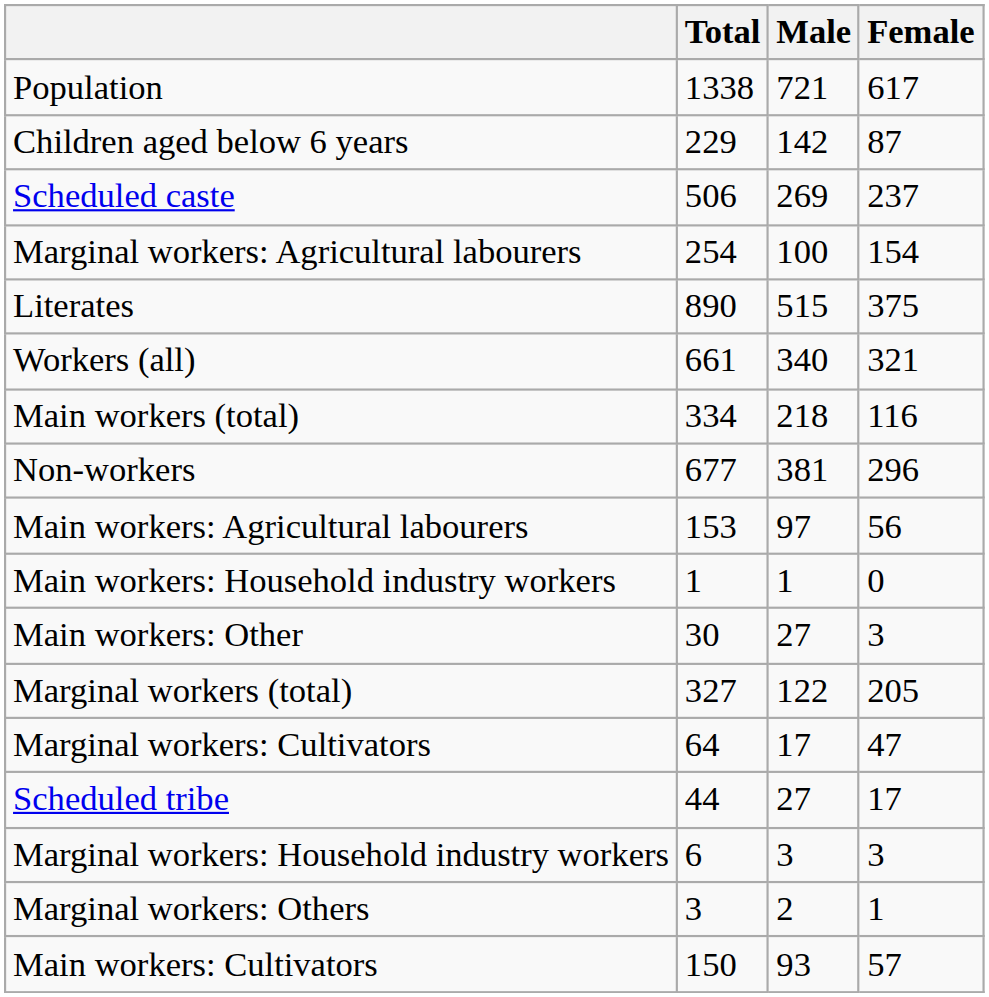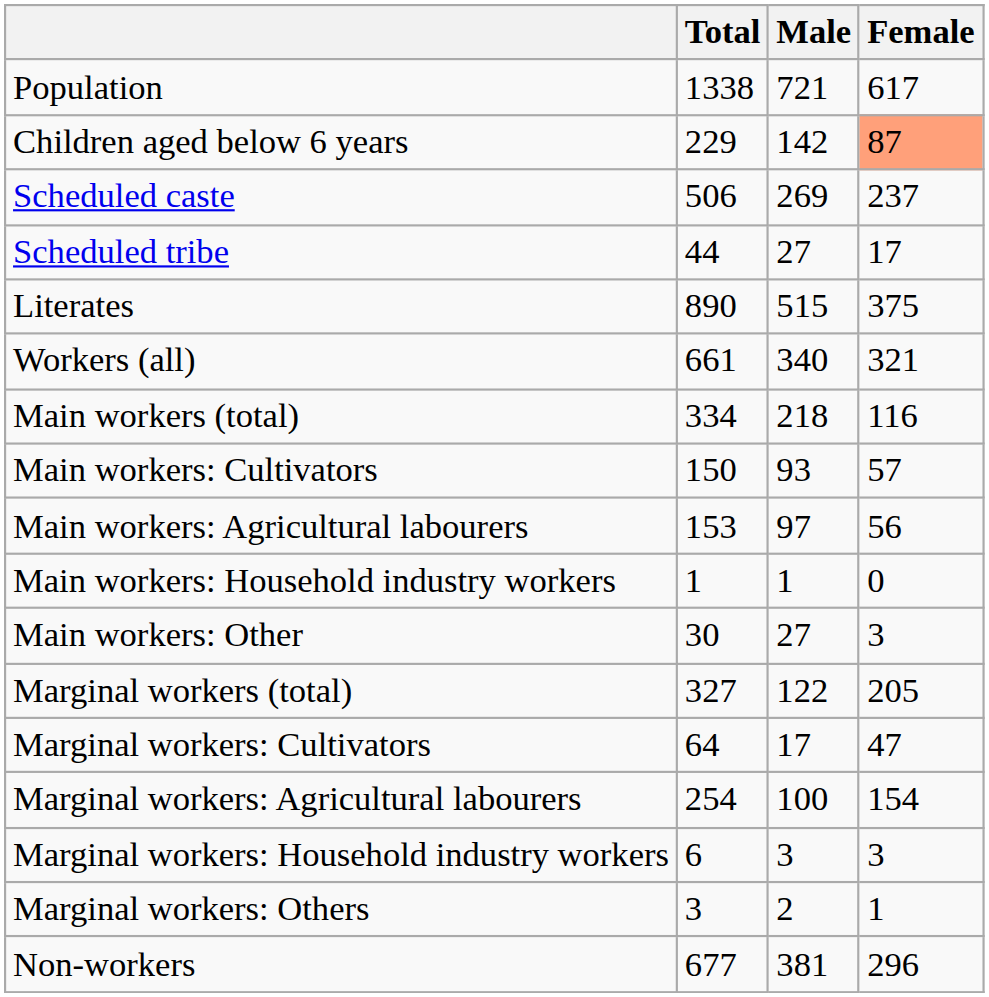(884, 141) no background -> (884, 141) lightsalmon background
rows swapped: (121, 799) <-> (297, 251)
rows swapped: (195, 963) <-> (104, 470)
